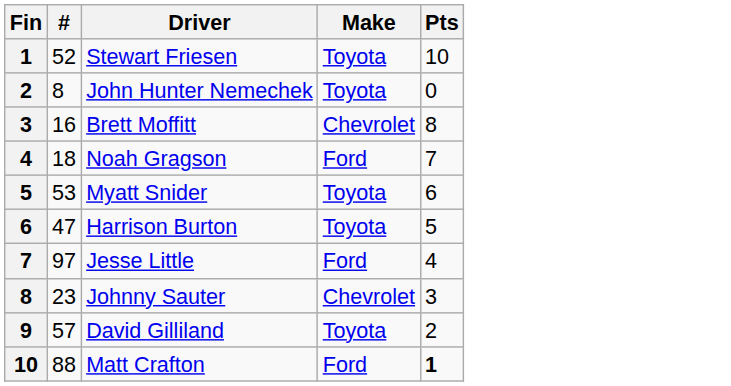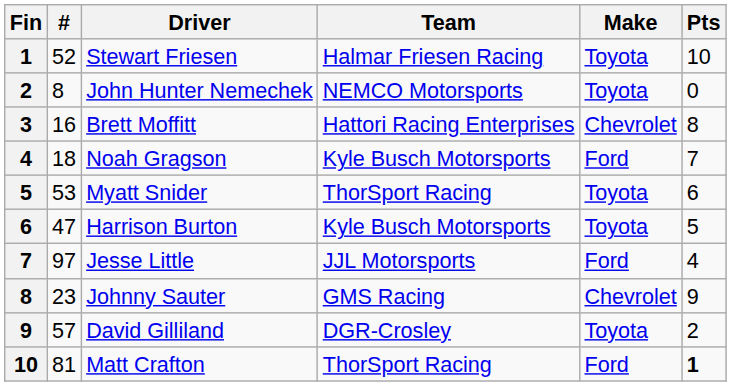+ column: (449, 22)
(431, 295) 3 -> (693, 295) 9
(64, 364) 88 -> (64, 364) 81
